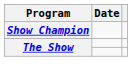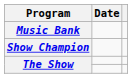+ row: (48, 30)
